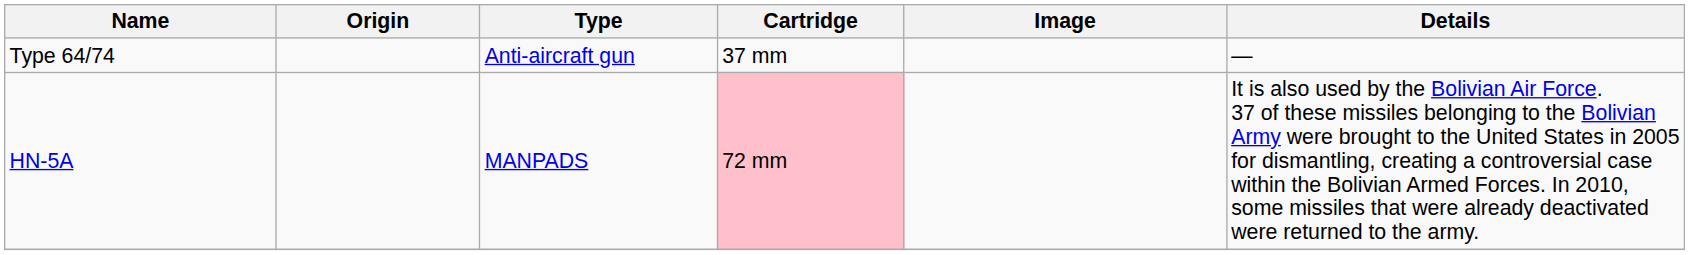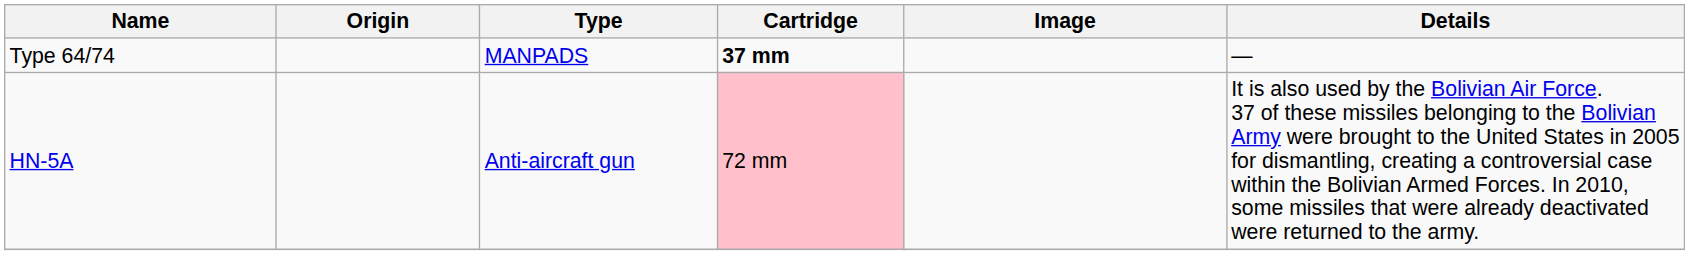(560, 55) Anti-aircraft gun -> (536, 55) MANPADS
(755, 55) normal -> (756, 55) bold
(536, 160) MANPADS -> (560, 160) Anti-aircraft gun
